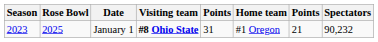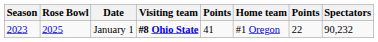(208, 29) 31 -> (208, 29) 41
(297, 29) 21 -> (297, 29) 22
